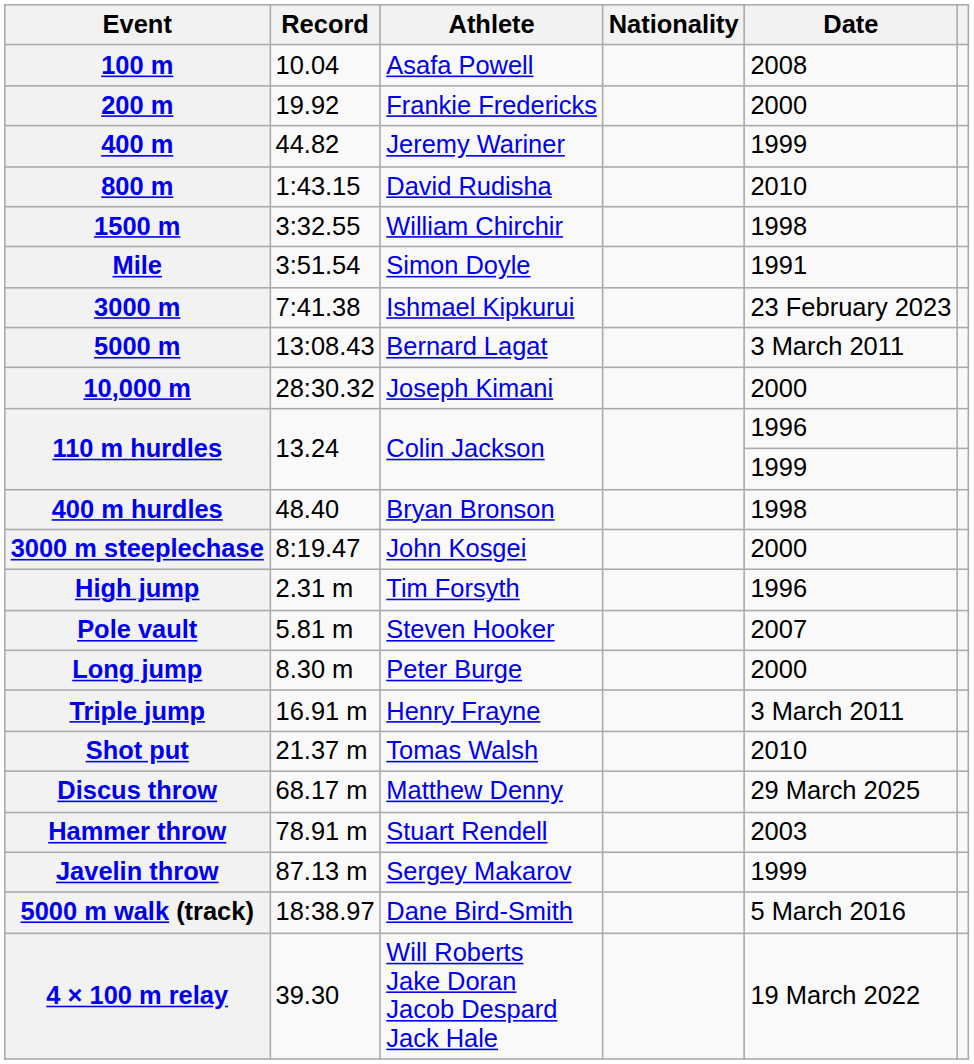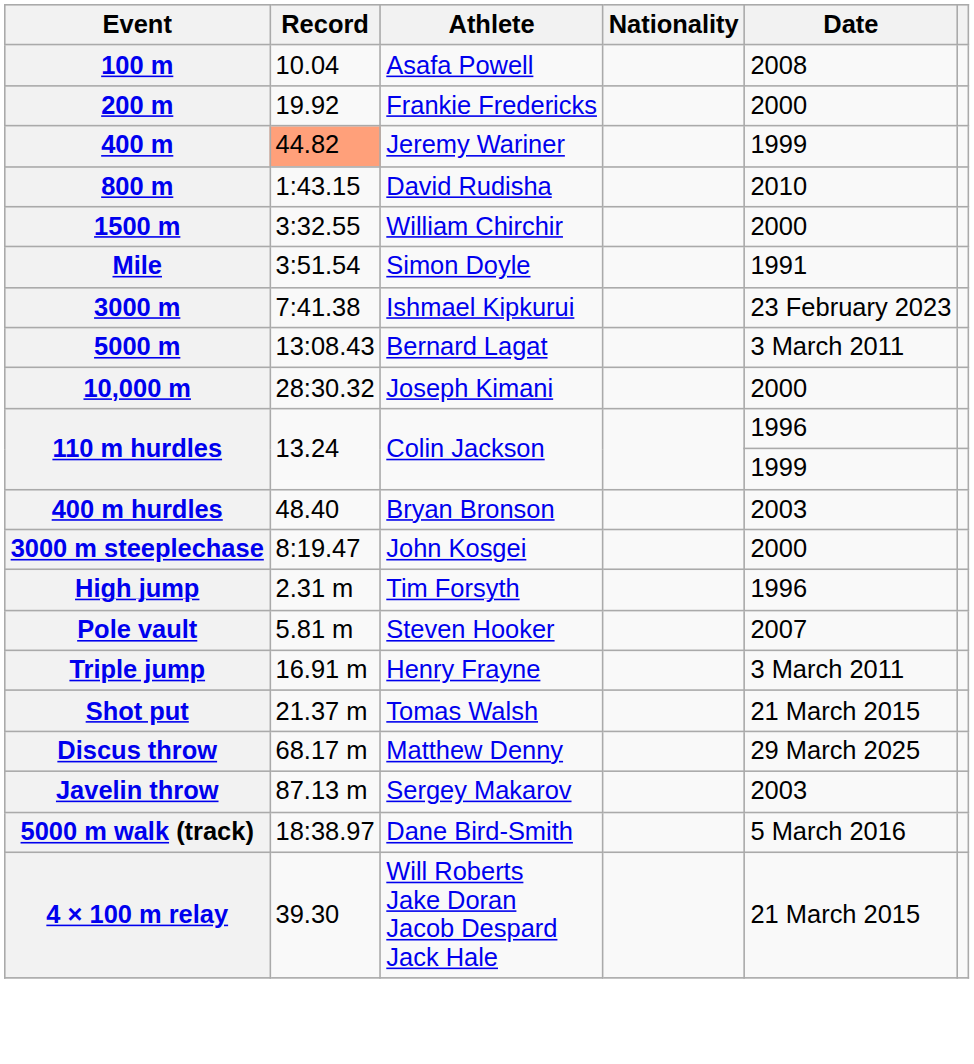(307, 145) no background -> (307, 145) lightsalmon background
(779, 226) 1998 -> (779, 226) 2000
(779, 508) 1998 -> (779, 508) 2003
- row: (137, 670)
(779, 750) 2010 -> (835, 710) 21 March 2015
- row: (137, 831)
(779, 871) 1999 -> (779, 791) 2003
(835, 995) 19 March 2022 -> (835, 914) 21 March 2015
